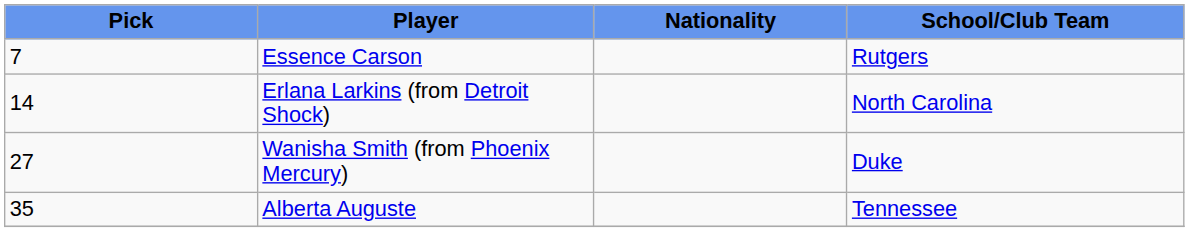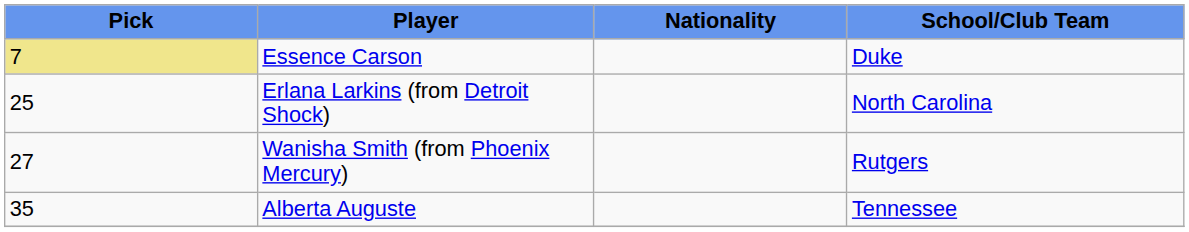(16, 56) no background -> (16, 56) khaki background
(890, 56) Rutgers -> (877, 56) Duke
(22, 103) 14 -> (22, 103) 25
(877, 162) Duke -> (890, 162) Rutgers
